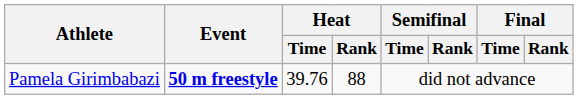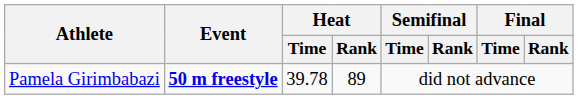(307, 79) 39.76 -> (307, 79) 39.78
(357, 79) 88 -> (357, 79) 89
